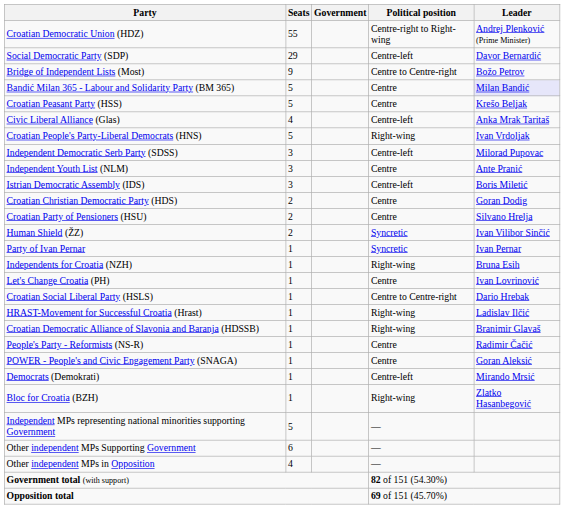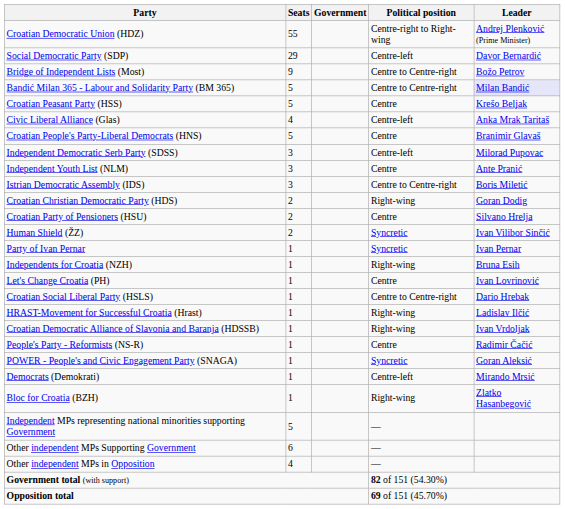(384, 88) Centre -> (414, 88) Centre to Centre-right
(393, 136) Right-wing -> (384, 136) Centre
(503, 136) Ivan Vrdoljak -> (508, 136) Branimir Glavaš
(392, 184) Centre-left -> (414, 184) Centre to Centre-right
(384, 200) Centre -> (393, 200) Right-wing
(508, 328) Branimir Glavaš -> (503, 328) Ivan Vrdoljak
(384, 361) Centre -> (389, 361) Syncretic
